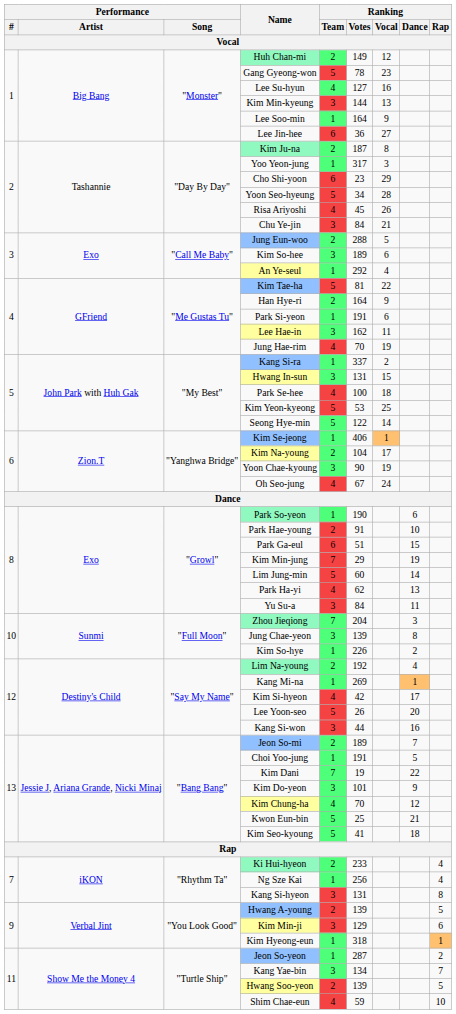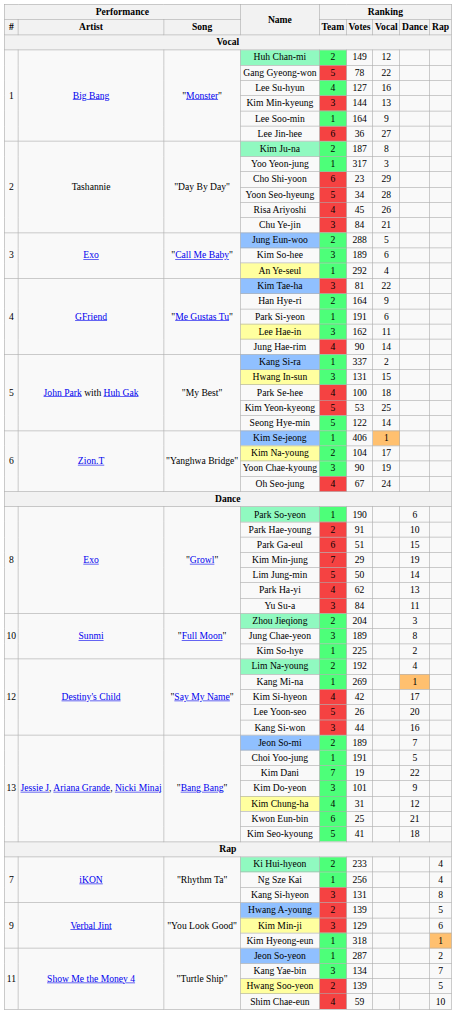(386, 73) 23 -> (386, 73) 22
(333, 286) 5 -> (333, 286) 3
(360, 347) 70 -> (360, 347) 90
(386, 347) 19 -> (386, 347) 14
(360, 575) 60 -> (360, 575) 50
(333, 621) 7 -> (333, 621) 2
(360, 636) 139 -> (360, 636) 189
(360, 651) 226 -> (360, 651) 225
(360, 803) 70 -> (360, 803) 31
(333, 819) 5 -> (333, 819) 6
